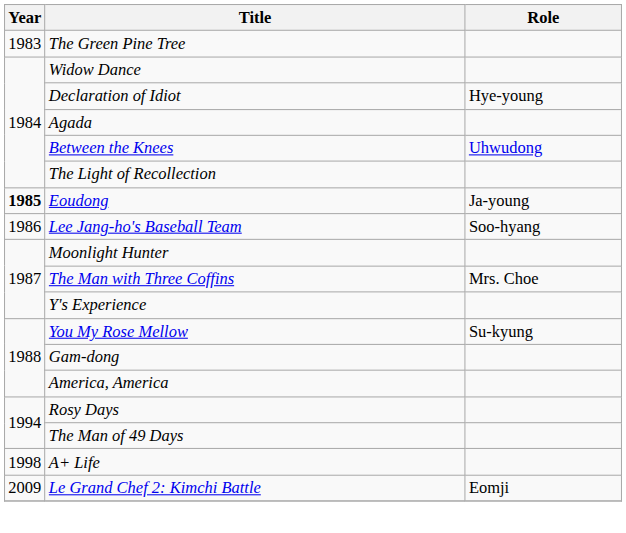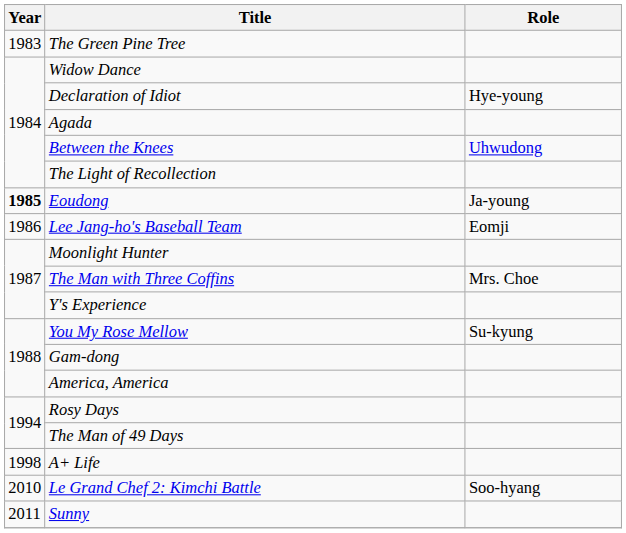(505, 226) Soo-hyang -> (489, 226) Eomji
(25, 488) 2009 -> (25, 488) 2010
(489, 488) Eomji -> (505, 488) Soo-hyang
+ row: (69, 514)
